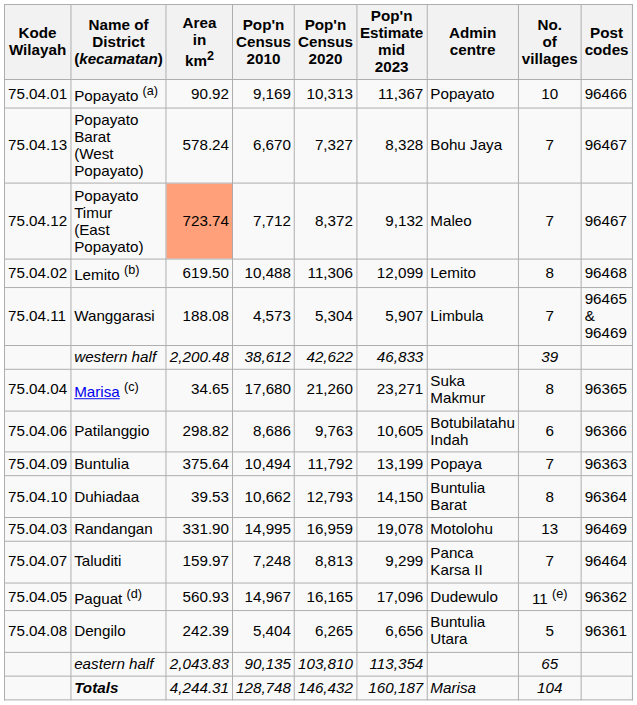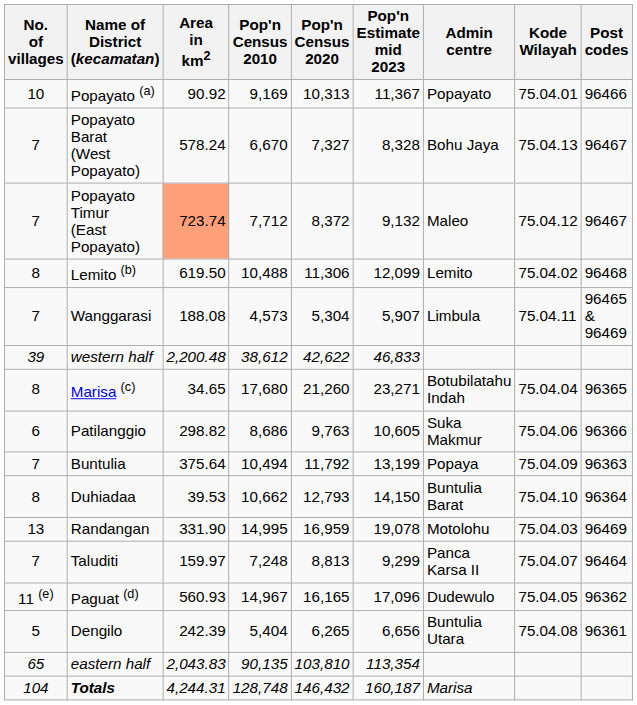columns swapped: (38, 42) <-> (550, 42)
(458, 390) Suka Makmur -> (469, 390) Botubilatahu Indah
(473, 431) Botubilatahu Indah -> (454, 431) Suka Makmur
